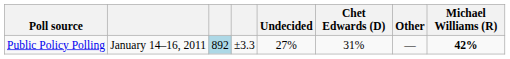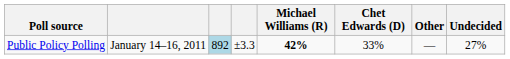columns swapped: (466, 20) <-> (286, 26)
(354, 44) 31% -> (373, 44) 33%
